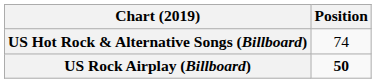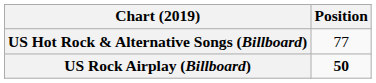(341, 41) 74 -> (341, 41) 77
